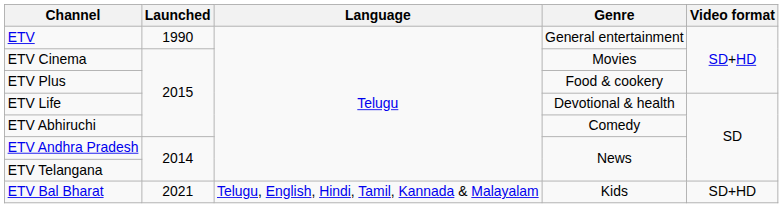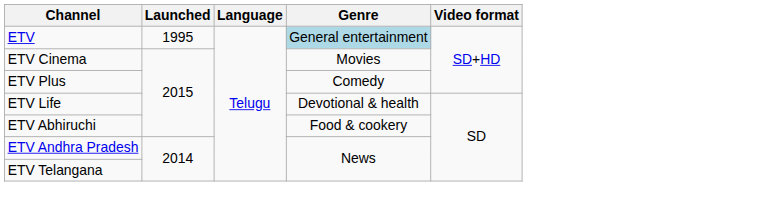(178, 37) 1990 -> (178, 37) 1995
(614, 37) no background -> (358, 37) lightblue background
(614, 81) Food & cookery -> (358, 81) Comedy
(614, 125) Comedy -> (358, 125) Food & cookery
- row: (56, 192)
